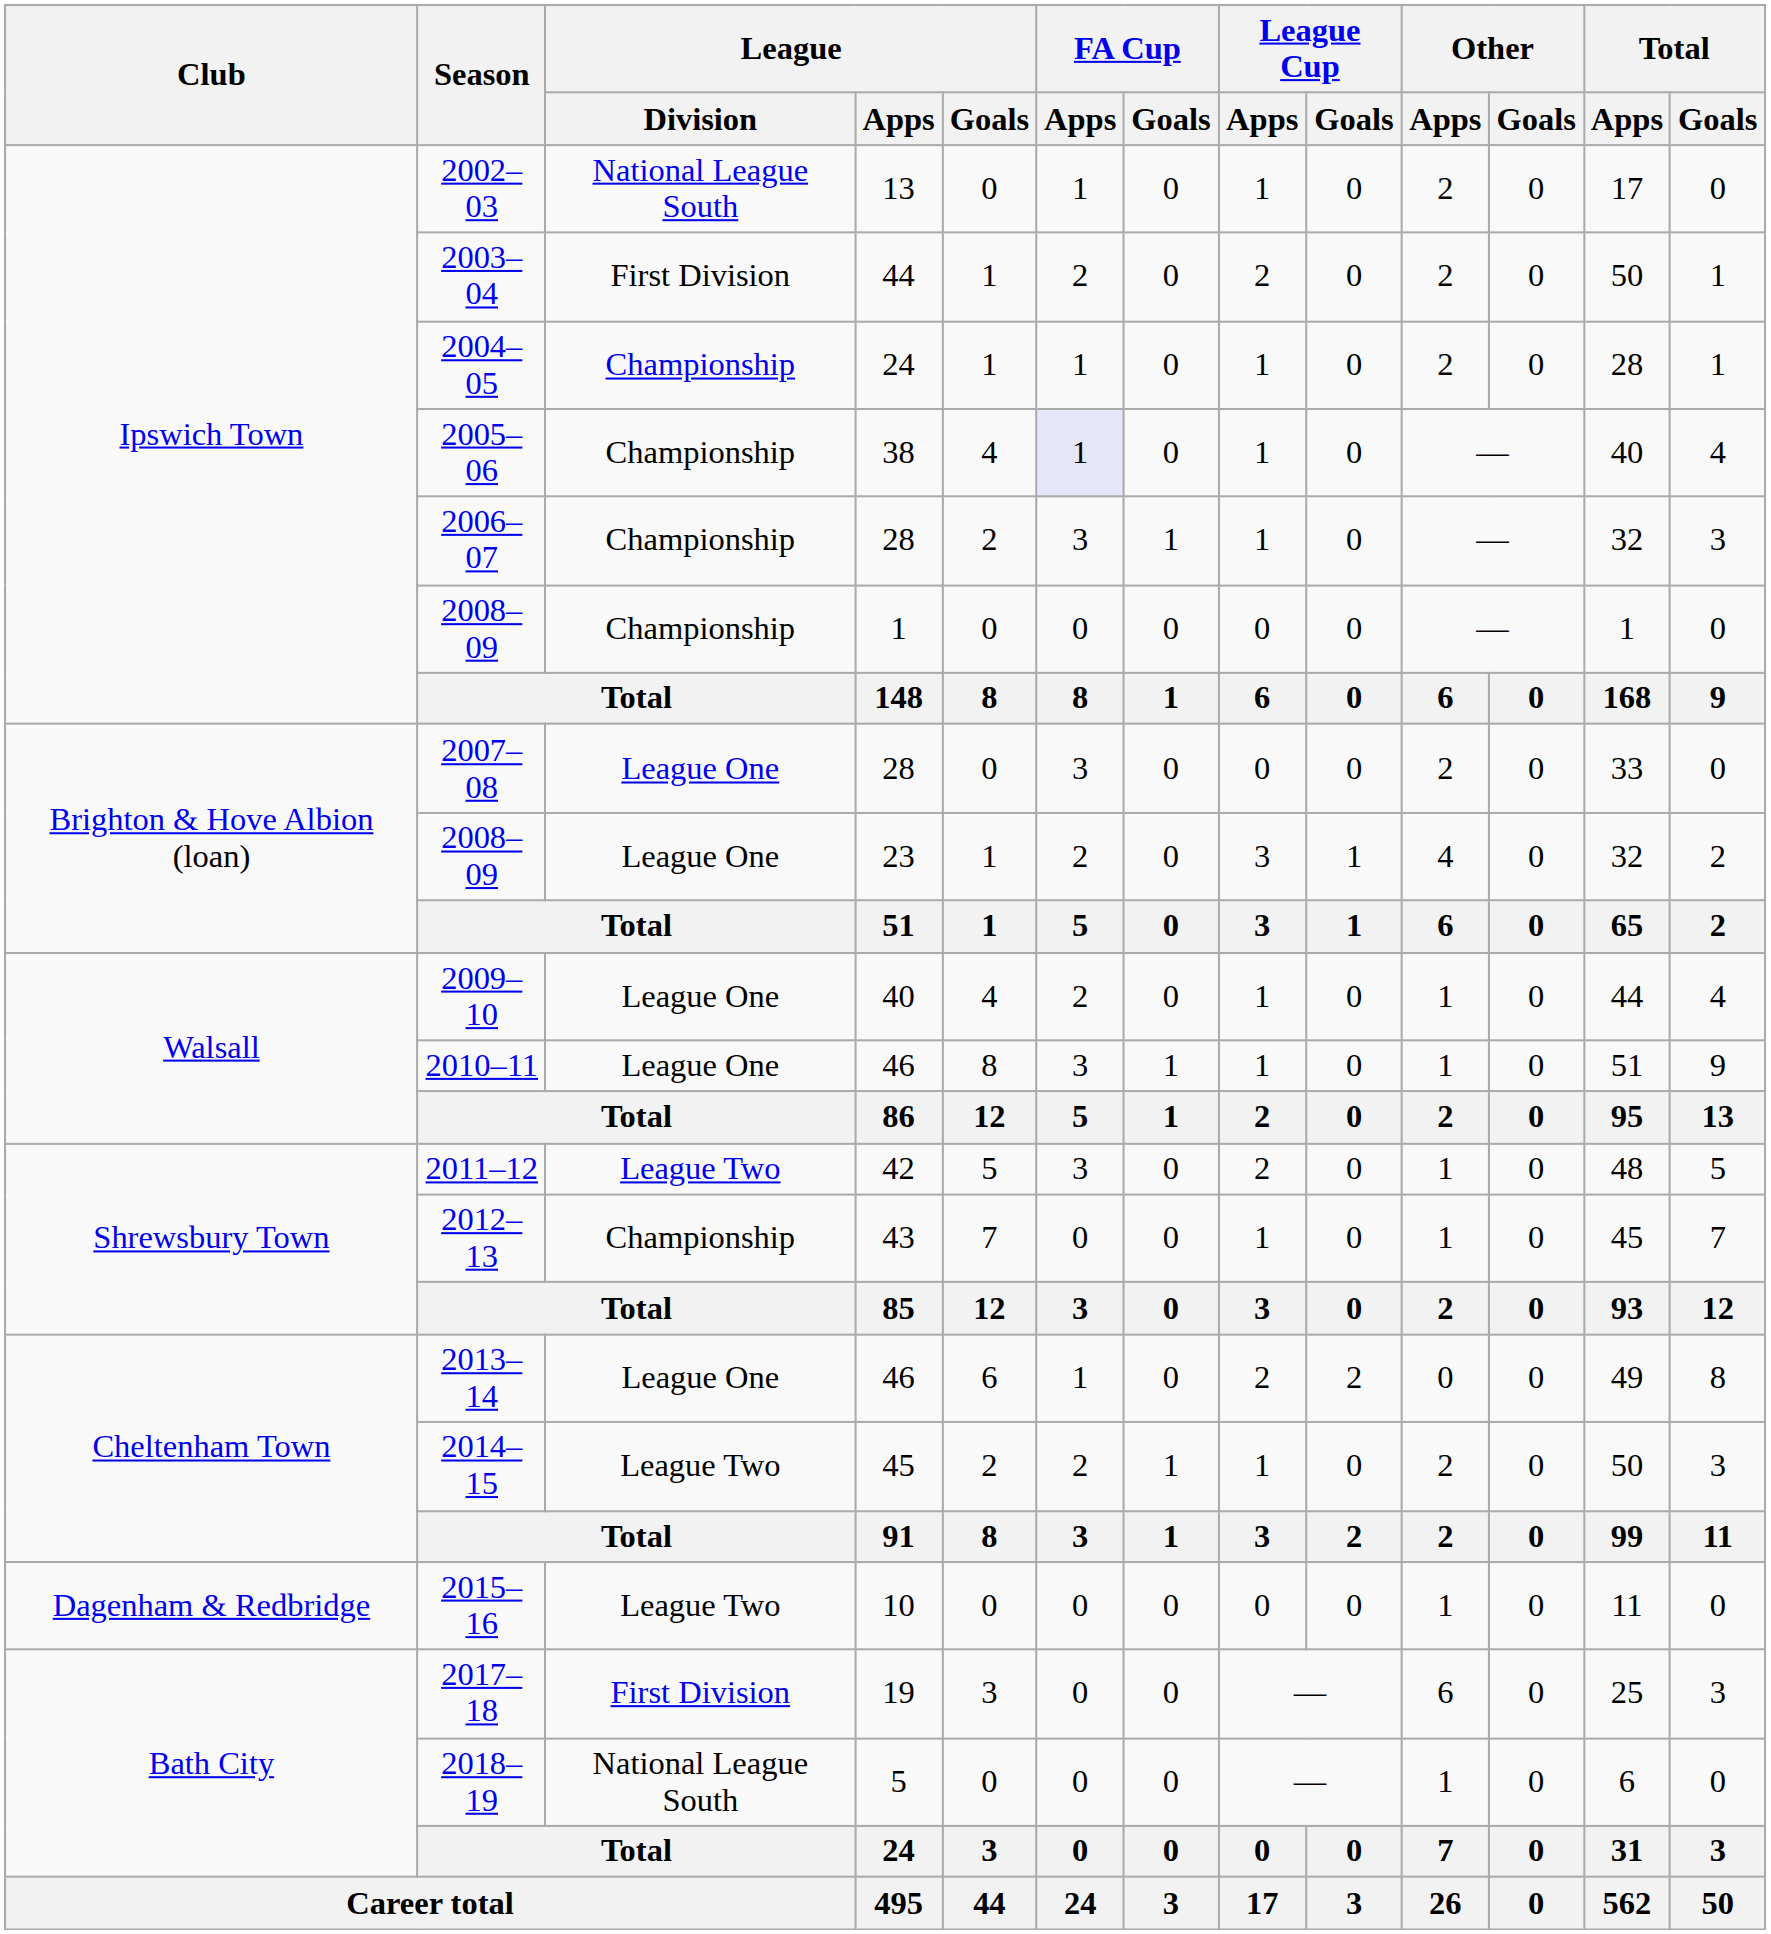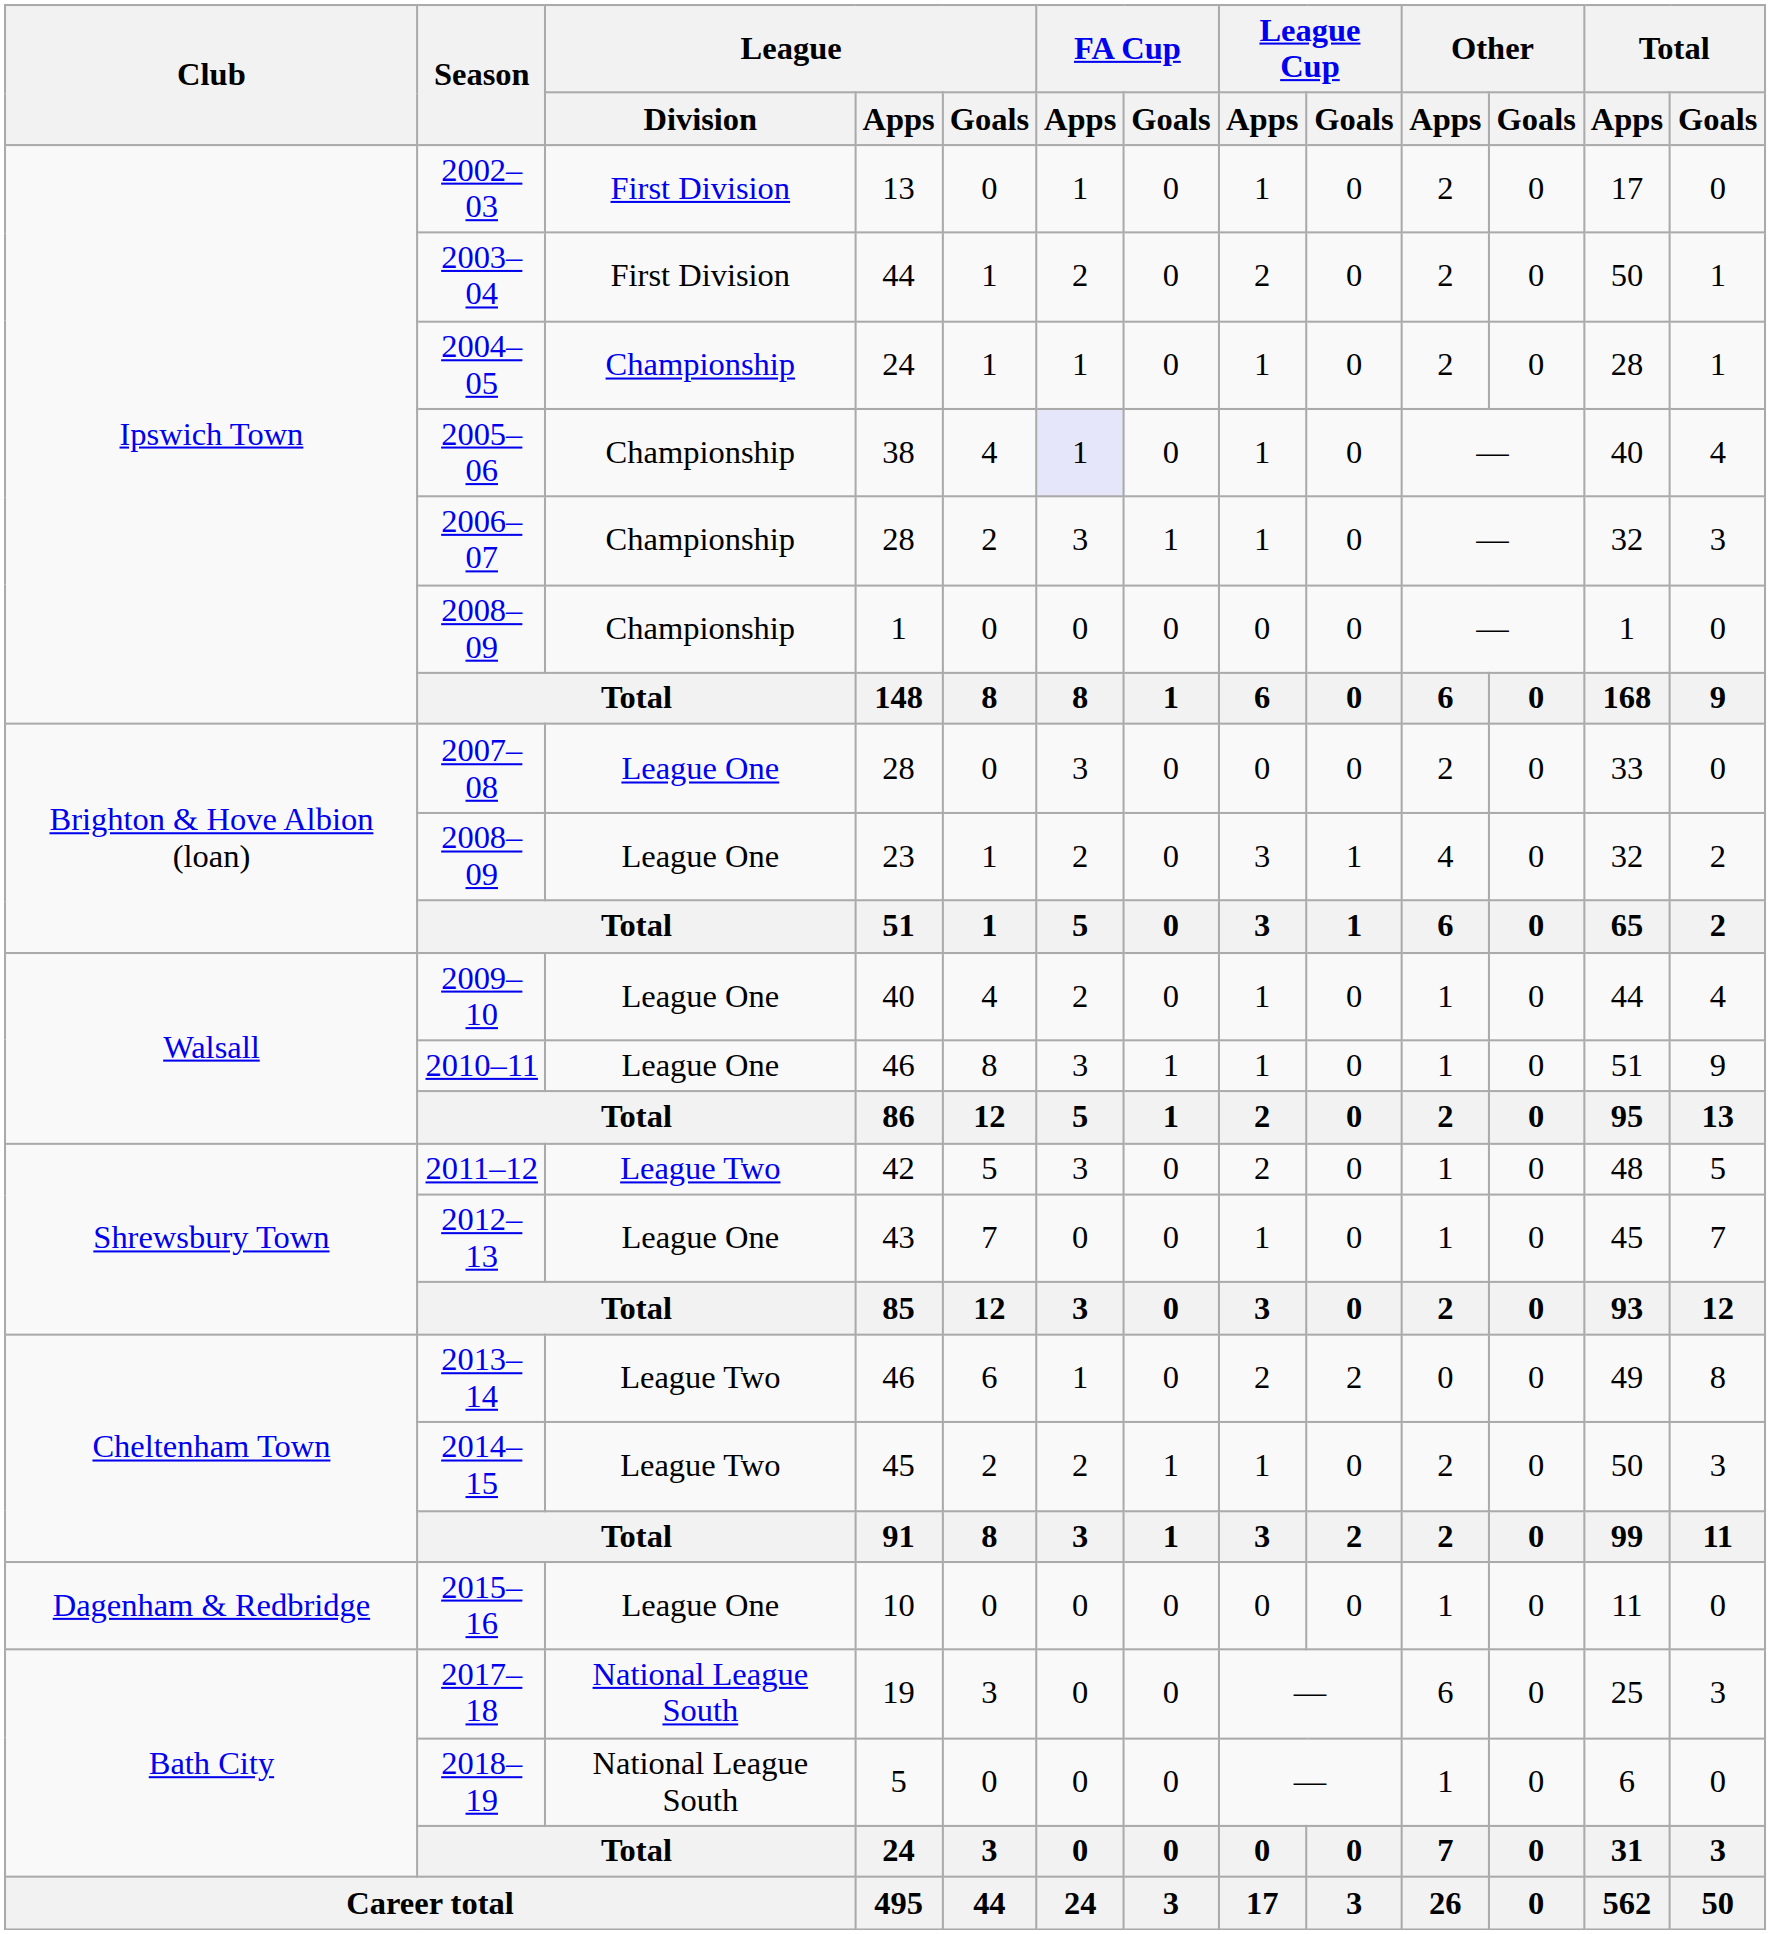(700, 188) National League South -> (700, 188) First Division
(700, 1238) Championship -> (700, 1238) League One
(700, 1377) League One -> (700, 1377) League Two
(700, 1605) League Two -> (700, 1605) League One
(700, 1693) First Division -> (700, 1693) National League South
